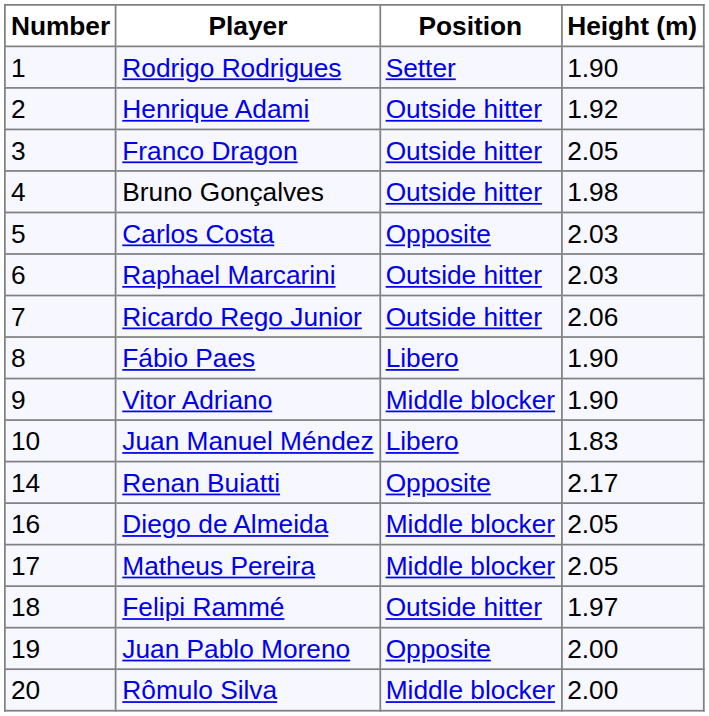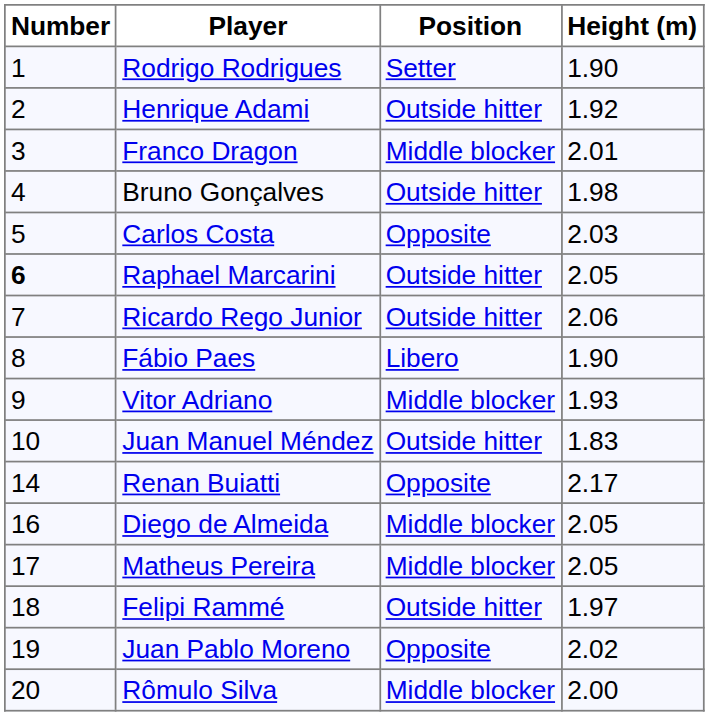(464, 150) Outside hitter -> (470, 150) Middle blocker
(593, 150) 2.05 -> (593, 150) 2.01
(18, 275) normal -> (18, 275) bold
(593, 275) 2.03 -> (593, 275) 2.05
(593, 399) 1.90 -> (593, 399) 1.93
(422, 441) Libero -> (464, 441) Outside hitter
(593, 648) 2.00 -> (593, 648) 2.02
